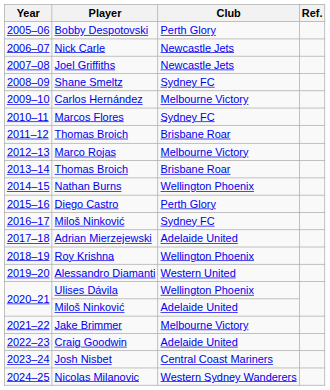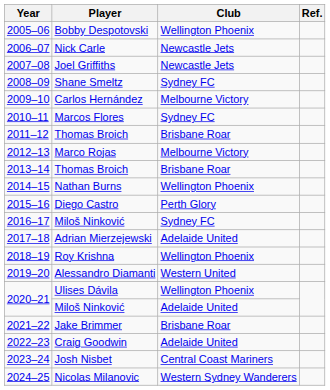(188, 31) Perth Glory -> (207, 31) Wellington Phoenix
(205, 325) Melbourne Victory -> (196, 325) Brisbane Roar
